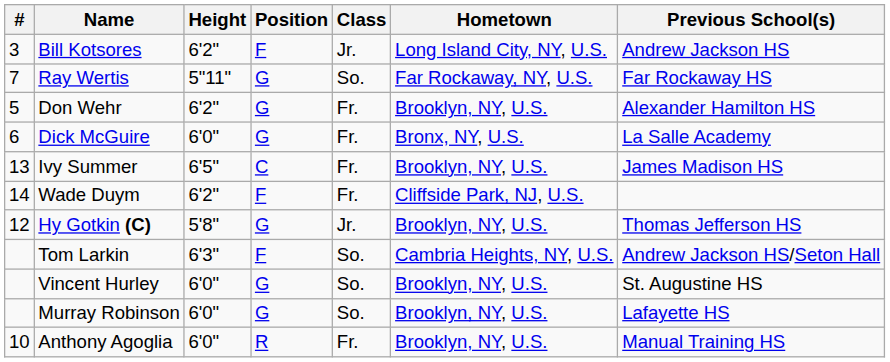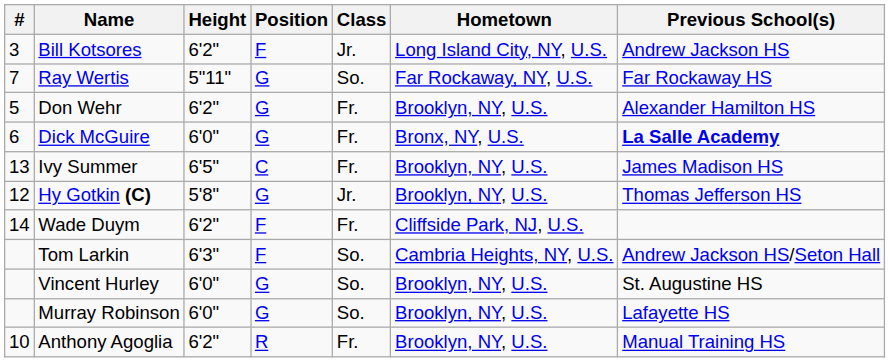(697, 137) normal -> (701, 137) bold
rows swapped: (95, 225) <-> (89, 196)
(204, 343) 6'0" -> (204, 343) 6'2"
